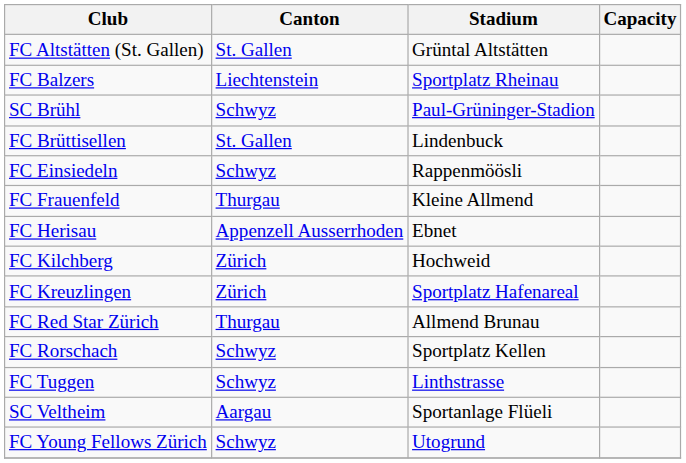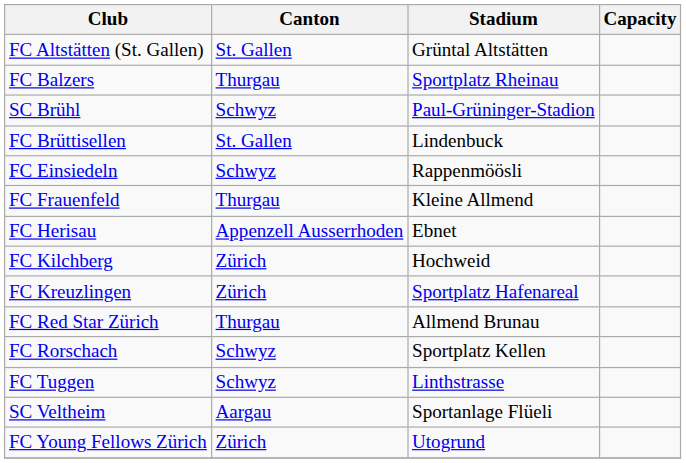(267, 79) Liechtenstein -> (248, 79) Thurgau
(246, 442) Schwyz -> (241, 442) Zürich
